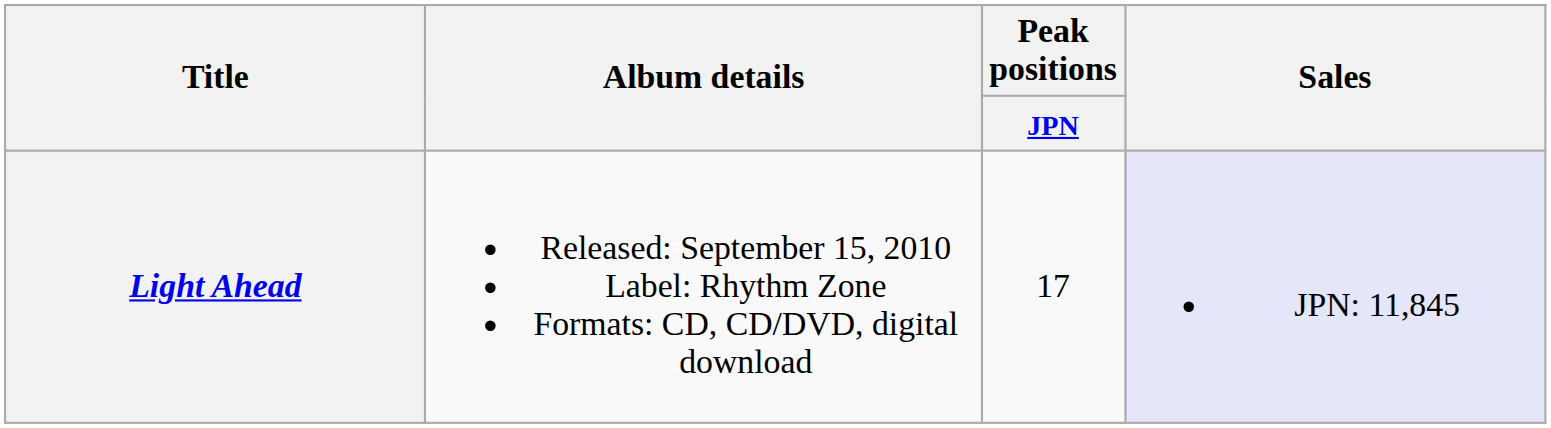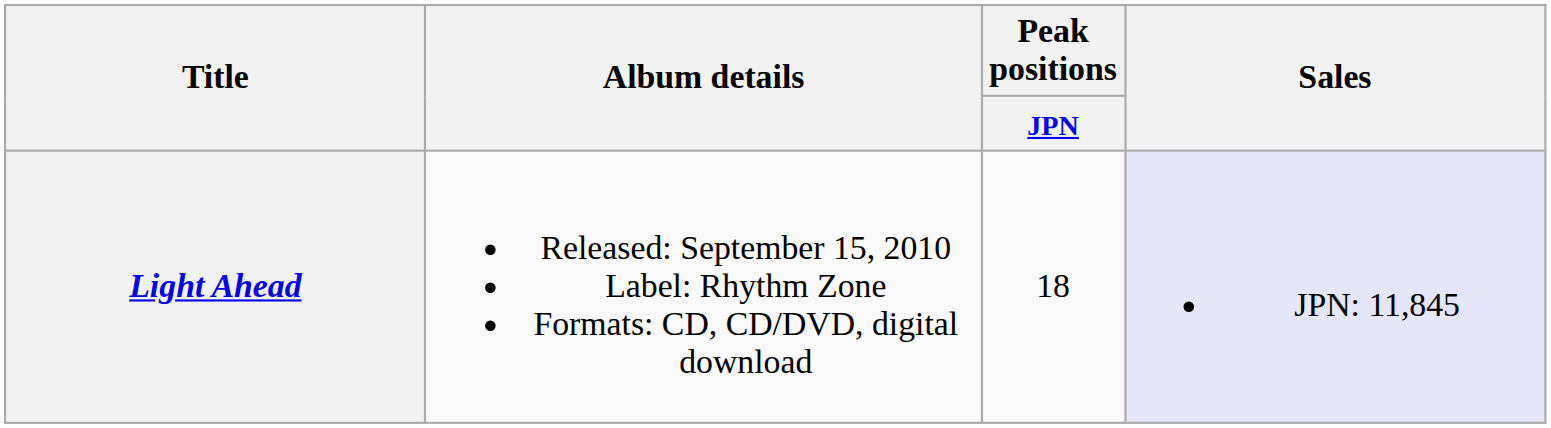(1053, 286) 17 -> (1053, 286) 18
